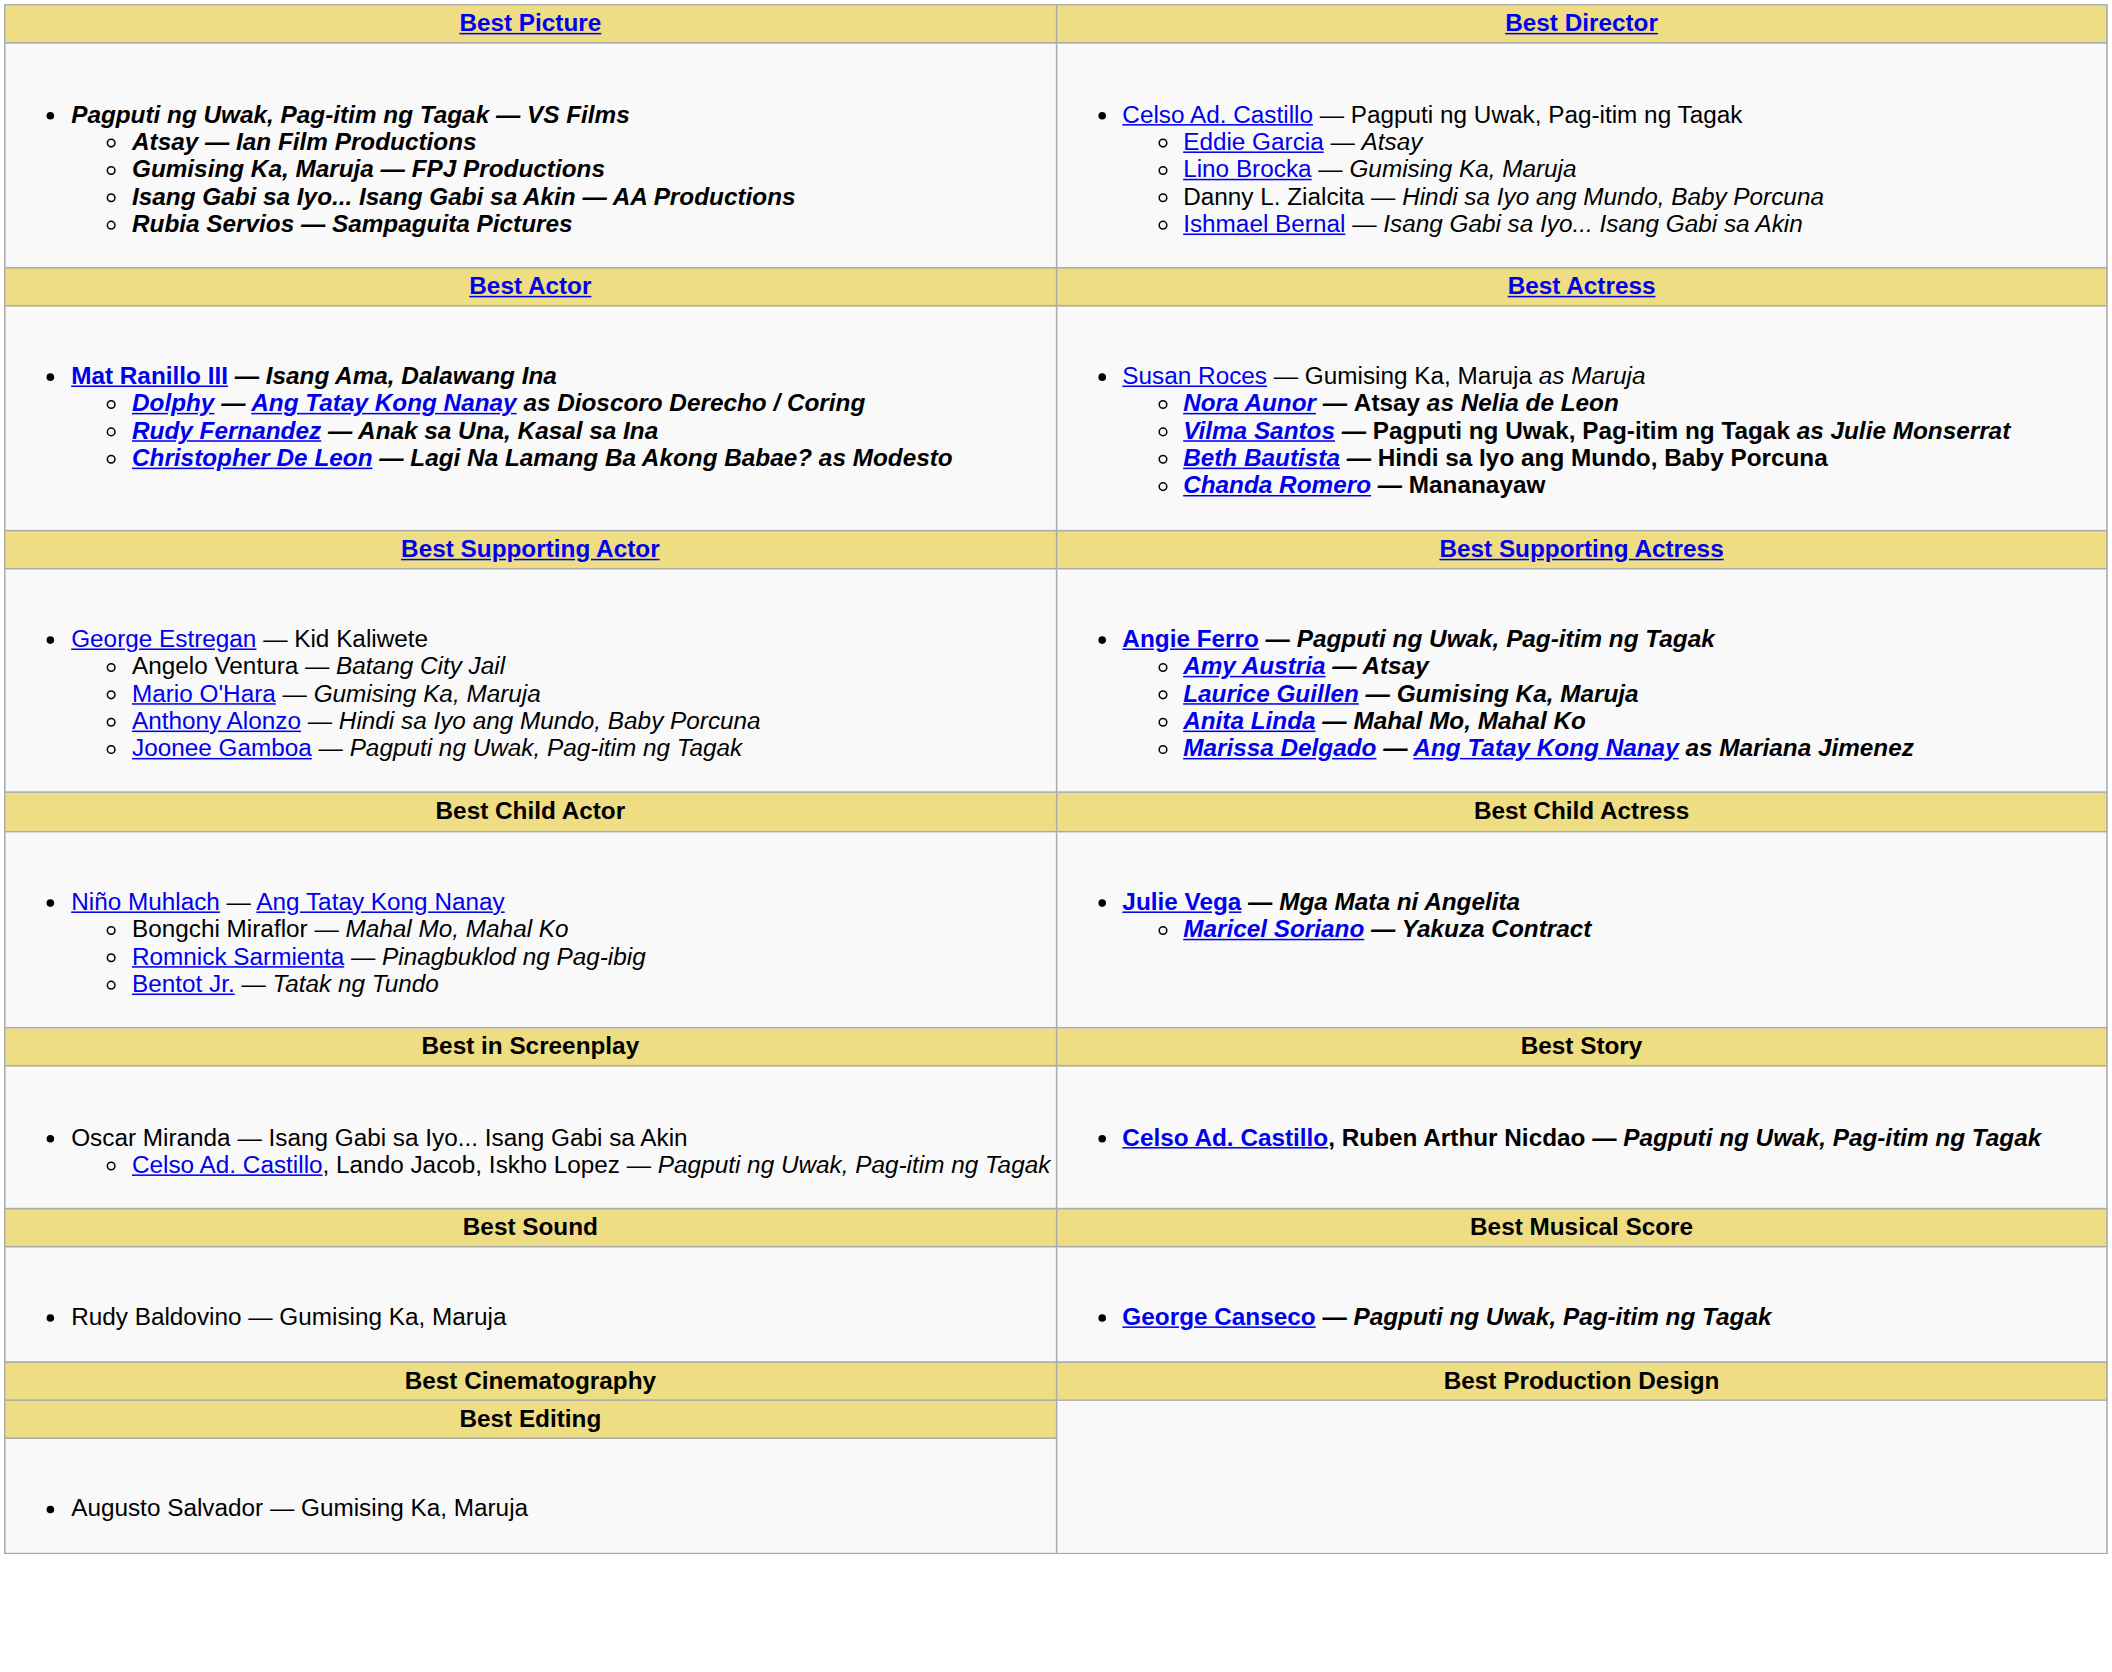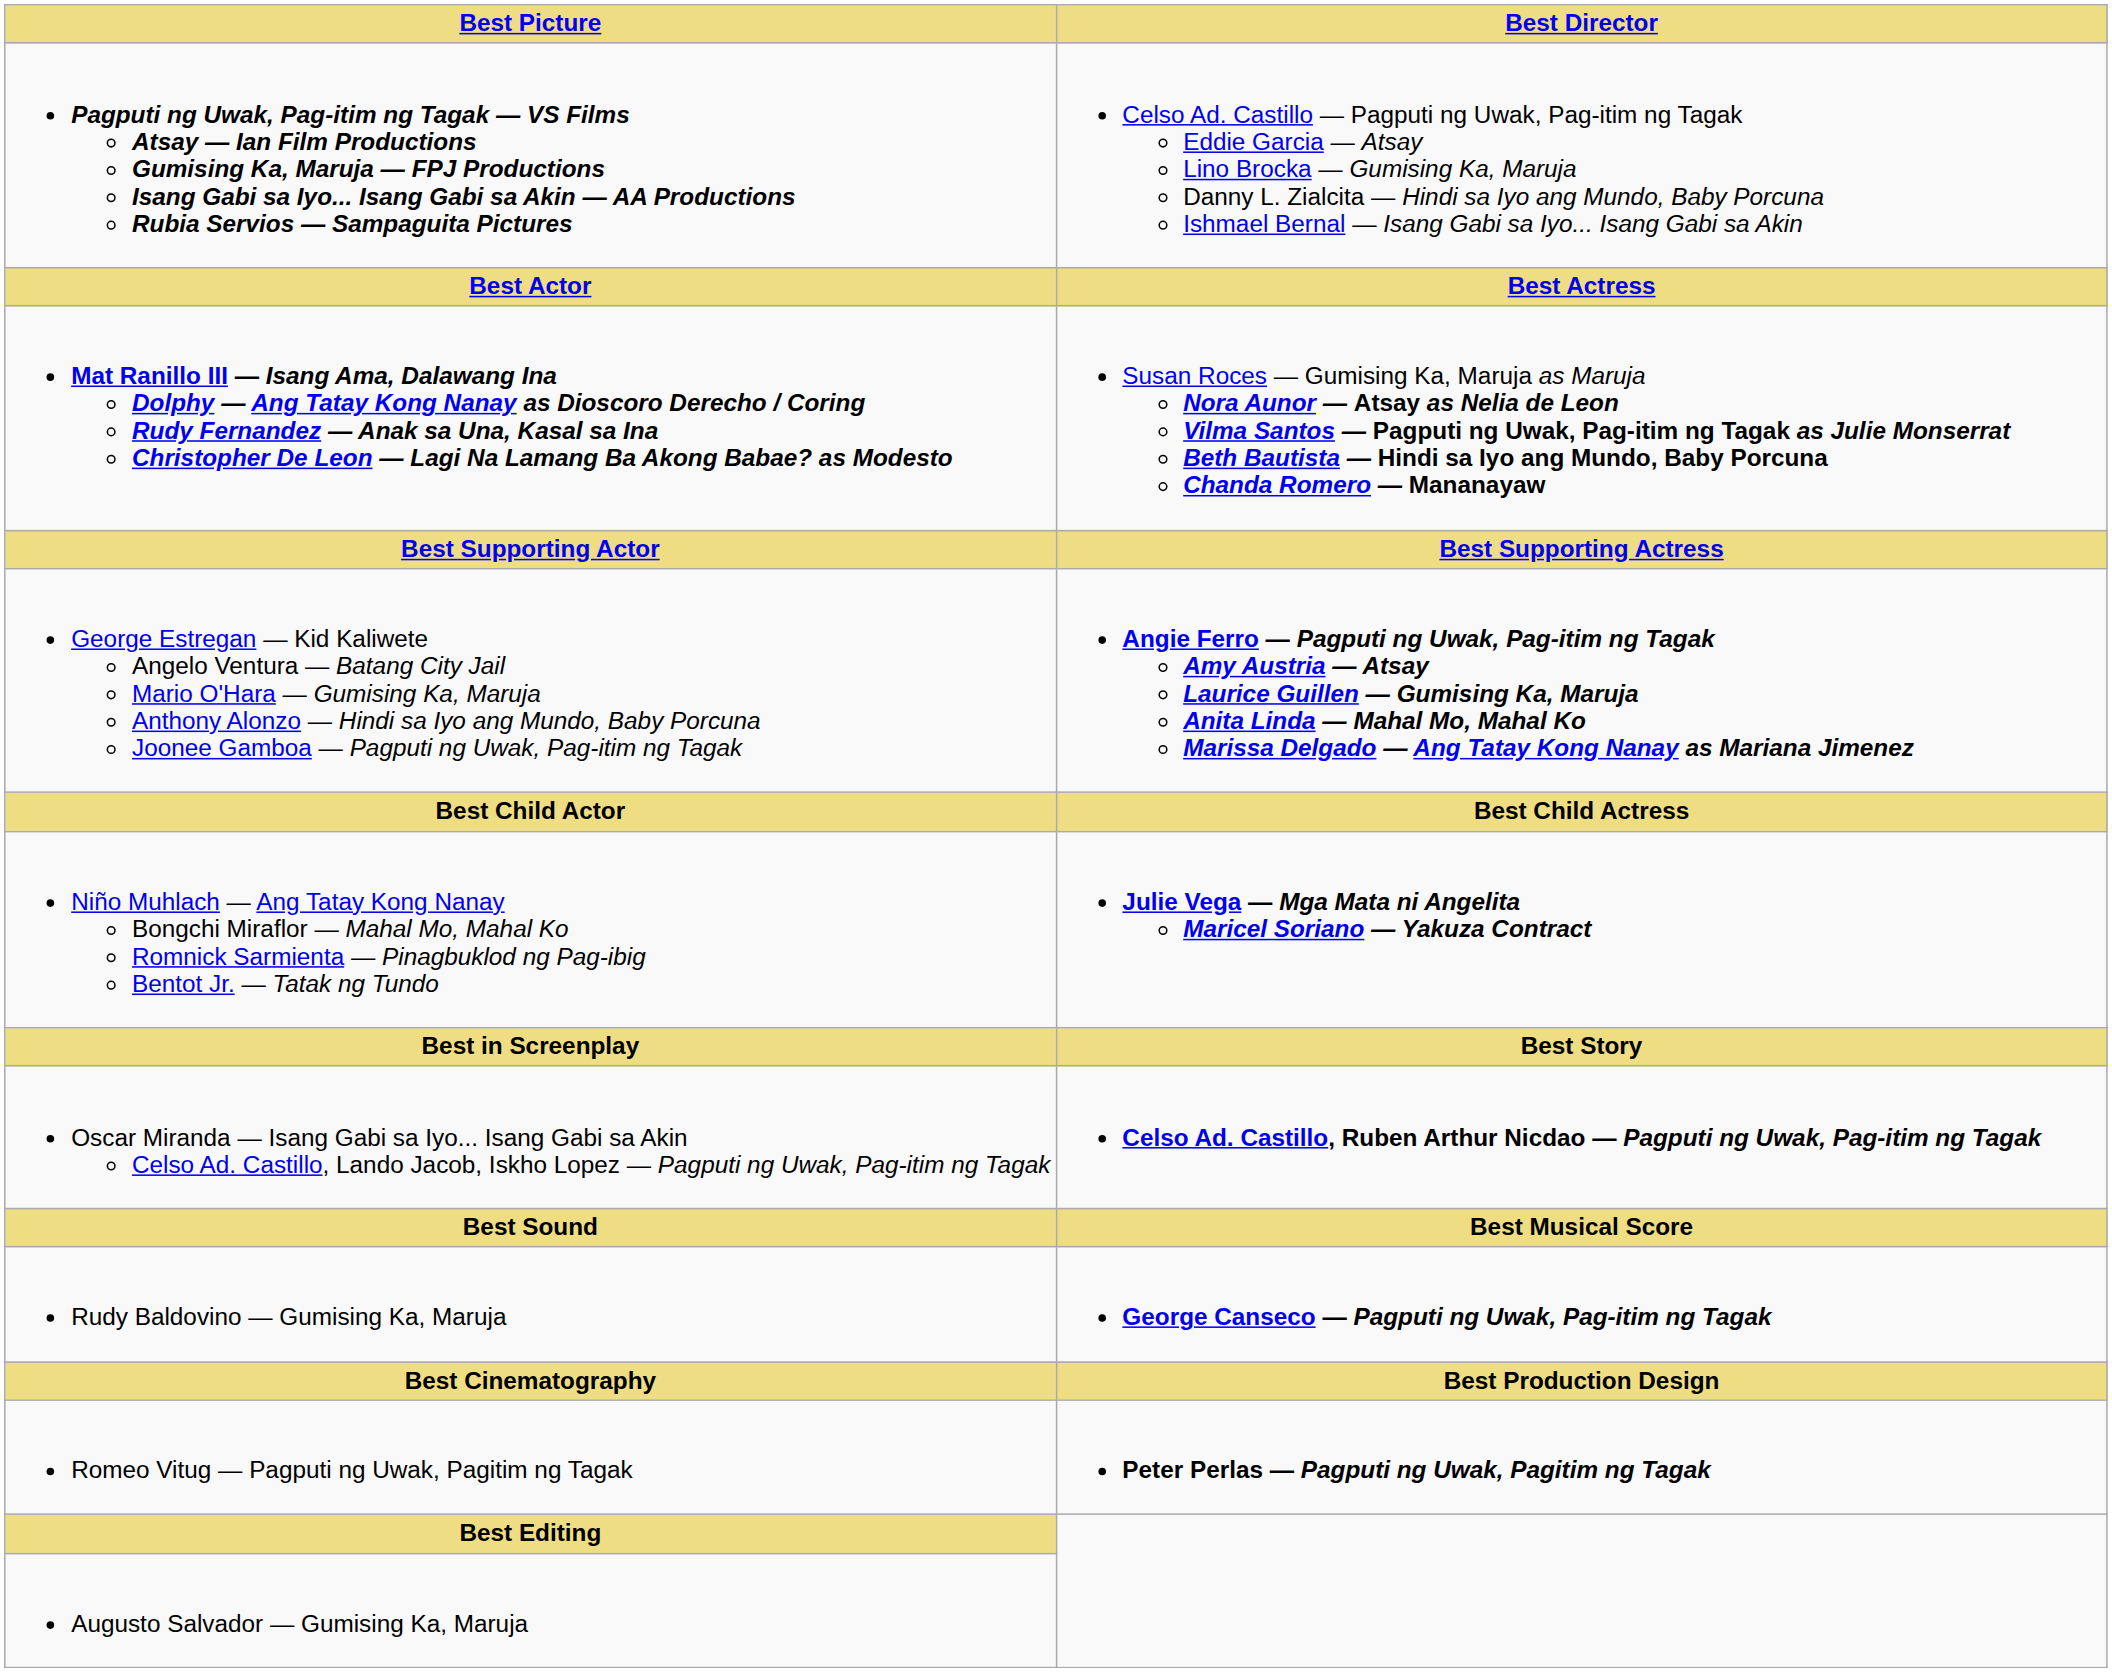+ row: (530, 1471)
